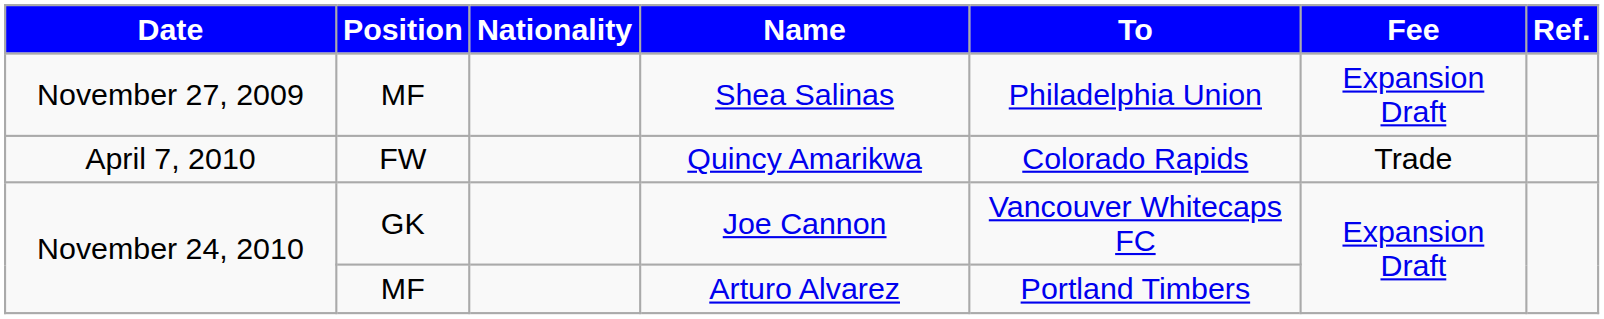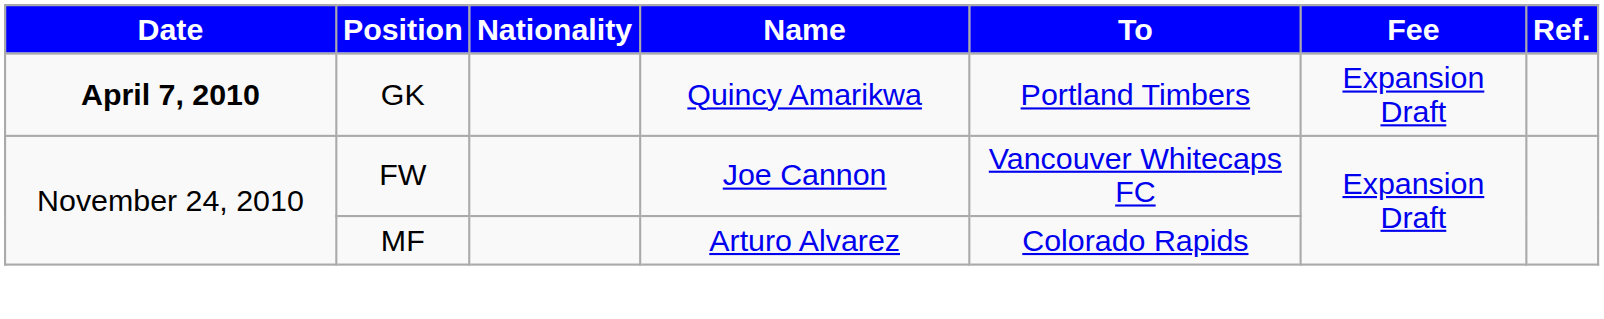- row: (805, 94)
(170, 159) normal -> (170, 94) bold
(403, 159) FW -> (403, 94) GK
(1135, 159) Colorado Rapids -> (1135, 94) Portland Timbers
(1413, 159) Trade -> (1413, 94) Expansion Draft
(403, 224) GK -> (403, 176) FW
(1135, 289) Portland Timbers -> (1135, 241) Colorado Rapids
